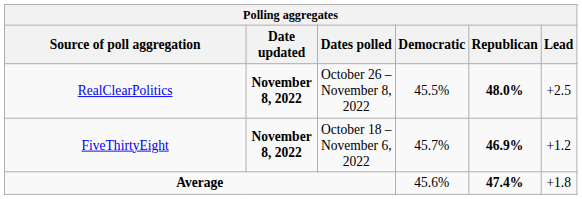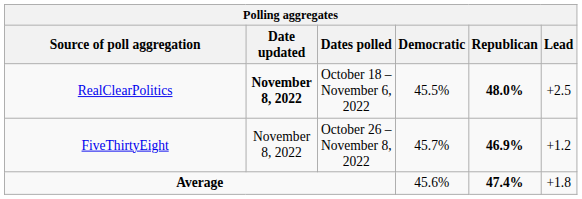(356, 91) October 26 – November 8, 2022 -> (356, 91) October 18 – November 6, 2022
(282, 145) bold -> (282, 145) normal
(356, 145) October 18 – November 6, 2022 -> (356, 145) October 26 – November 8, 2022
